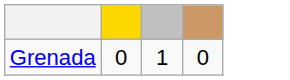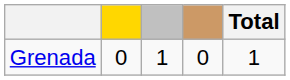+ column: (254, 22)
